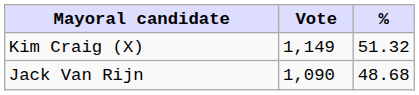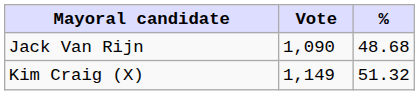rows swapped: (76, 47) <-> (76, 75)
